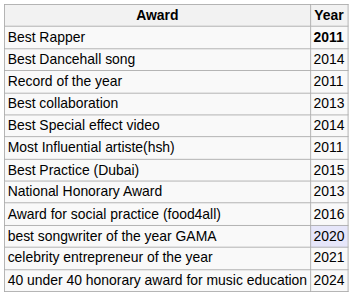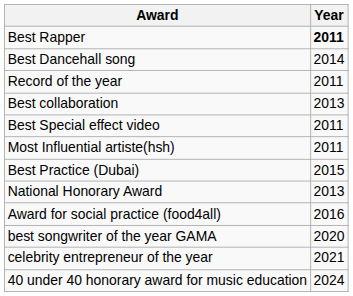(329, 125) 2014 -> (328, 125) 2011
(329, 236) lavender background -> (329, 236) no background
